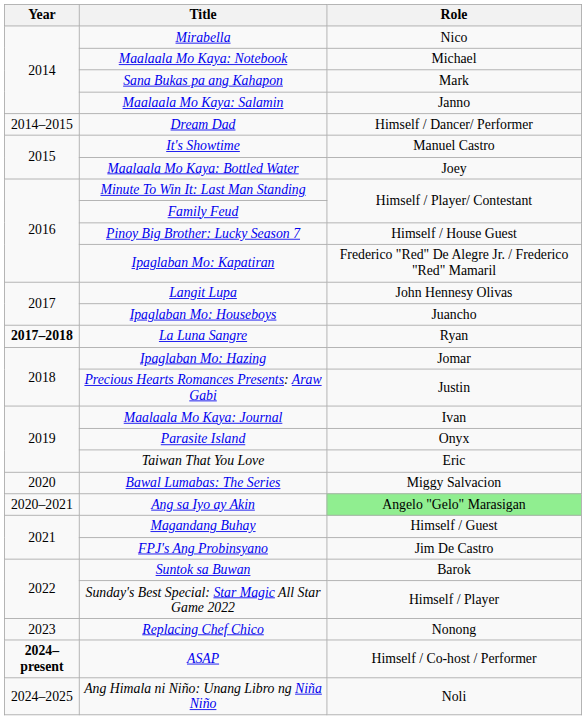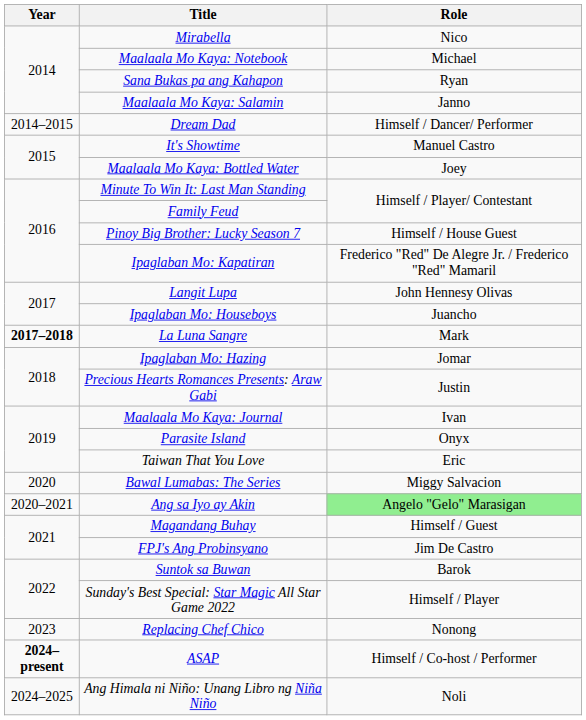(454, 80) Mark -> (454, 80) Ryan
(454, 336) Ryan -> (454, 336) Mark
